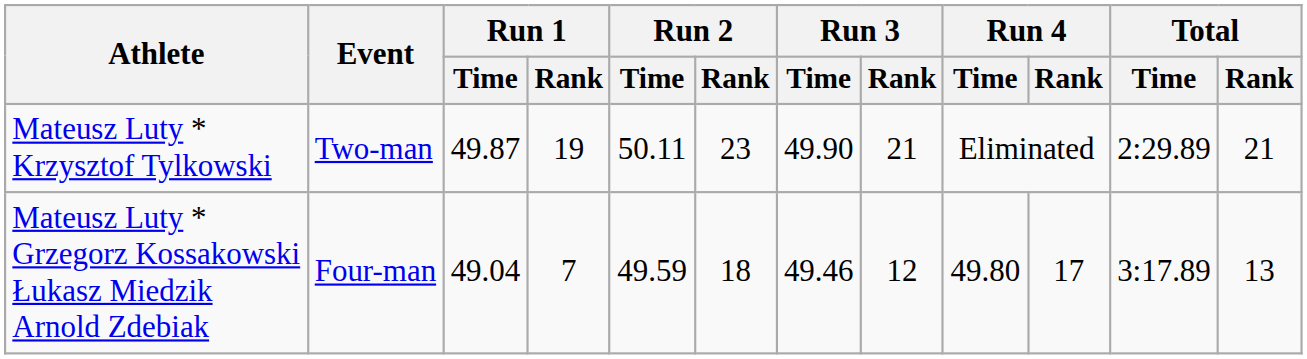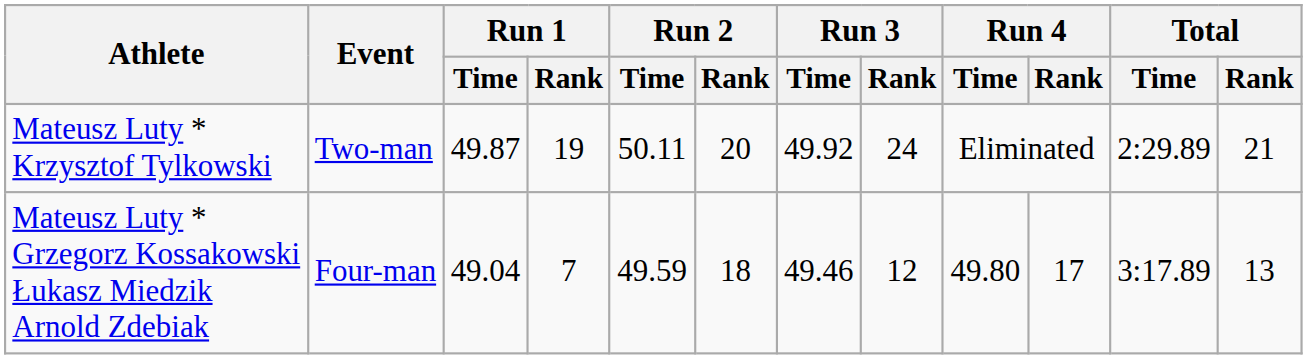(735, 148) 23 -> (735, 148) 20
(819, 148) 49.90 -> (819, 148) 49.92
(902, 148) 21 -> (902, 148) 24
